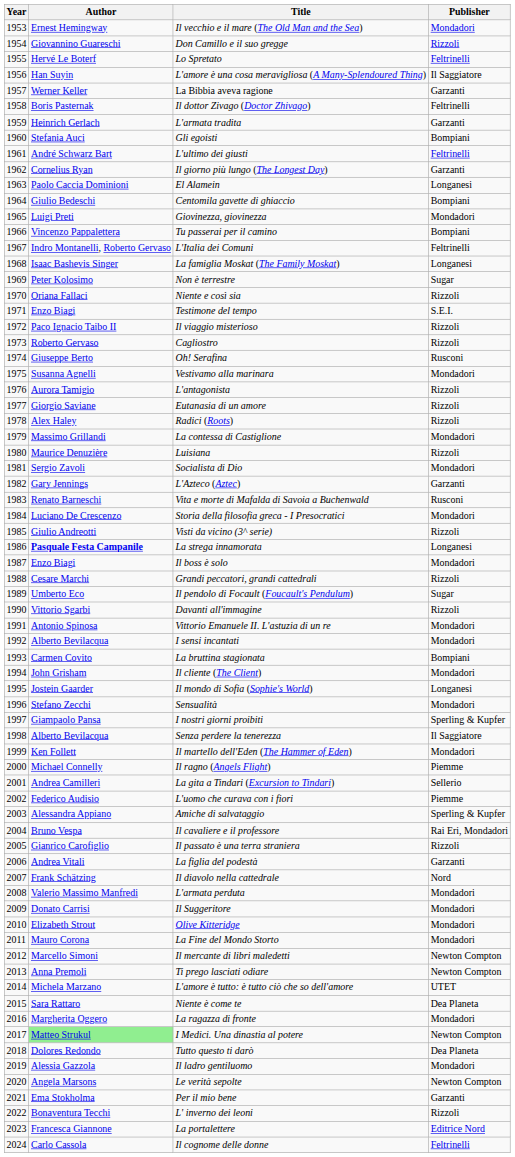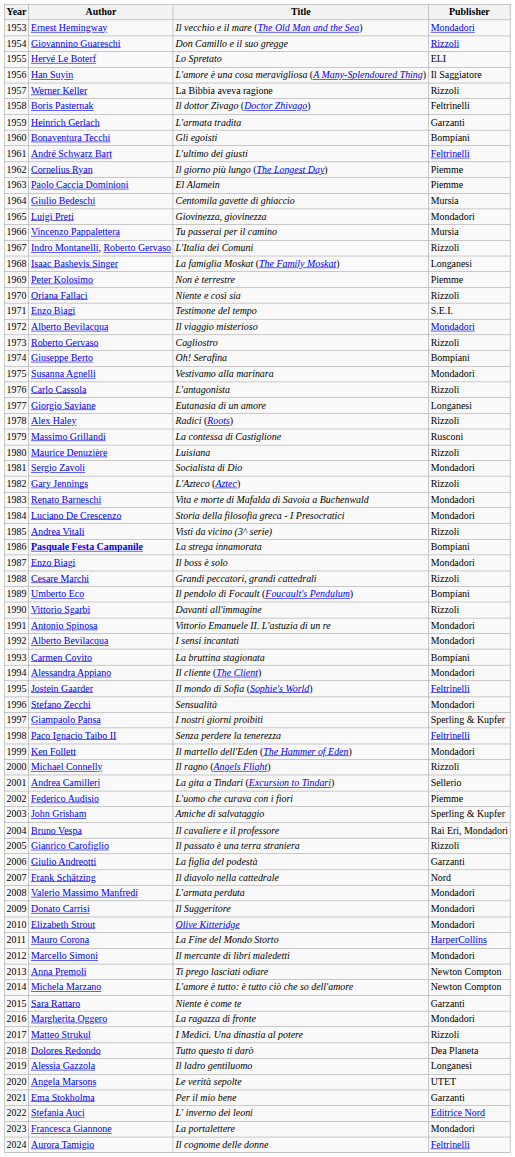(450, 59) Feltrinelli -> (438, 59) ELI
(448, 91) Garzanti -> (445, 91) Rizzoli
(58, 138) Stefania Auci -> (71, 138) Bonaventura Tecchi
(448, 169) Garzanti -> (447, 169) Piemme
(451, 185) Longanesi -> (447, 185) Piemme
(450, 201) Bompiani -> (445, 201) Mursia
(450, 232) Bompiani -> (445, 232) Mursia
(450, 248) Feltrinelli -> (445, 248) Rizzoli
(442, 279) Sugar -> (447, 279) Piemme
(74, 327) Paco Ignacio Taibo II -> (70, 327) Alberto Bevilacqua
(445, 327) Rizzoli -> (453, 327) Mondadori
(447, 358) Rusconi -> (450, 358) Bompiani
(63, 389) Aurora Tamigio -> (59, 389) Carlo Cassola
(445, 405) Rizzoli -> (451, 405) Longanesi
(453, 437) Mondadori -> (447, 437) Rusconi
(448, 484) Garzanti -> (445, 484) Rizzoli
(447, 500) Rusconi -> (453, 500) Mondadori
(64, 531) Giulio Andreotti -> (58, 531) Andrea Vitali
(451, 547) Longanesi -> (450, 547) Bompiani
(442, 594) Sugar -> (450, 594) Bompiani
(59, 673) John Grisham -> (71, 673) Alessandra Appiano
(451, 688) Longanesi -> (450, 688) Feltrinelli
(70, 736) Alberto Bevilacqua -> (74, 736) Paco Ignacio Taibo II
(456, 736) Il Saggiatore -> (450, 736) Feltrinelli
(447, 767) Piemme -> (445, 767) Rizzoli
(71, 814) Alessandra Appiano -> (59, 814) John Grisham
(58, 861) Andrea Vitali -> (64, 861) Giulio Andreotti
(453, 940) Mondadori -> (459, 940) HarperCollins
(466, 956) Newton Compton -> (453, 956) Mondadori
(443, 987) UTET -> (466, 987) Newton Compton
(454, 1003) Dea Planeta -> (448, 1003) Garzanti
(61, 1034) lightgreen background -> (61, 1034) no background
(466, 1034) Newton Compton -> (445, 1034) Rizzoli
(453, 1066) Mondadori -> (451, 1066) Longanesi
(466, 1082) Newton Compton -> (443, 1082) UTET
(71, 1113) Bonaventura Tecchi -> (58, 1113) Stefania Auci
(445, 1113) Rizzoli -> (458, 1113) Editrice Nord
(458, 1129) Editrice Nord -> (453, 1129) Mondadori
(59, 1145) Carlo Cassola -> (63, 1145) Aurora Tamigio
